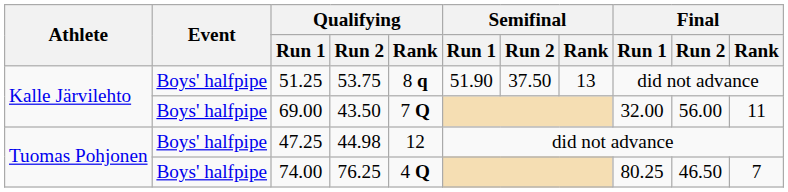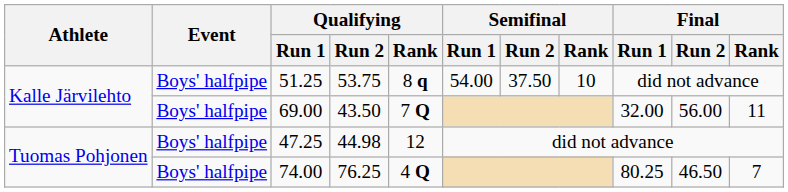(471, 80) 51.90 -> (471, 80) 54.00
(586, 80) 13 -> (586, 80) 10
